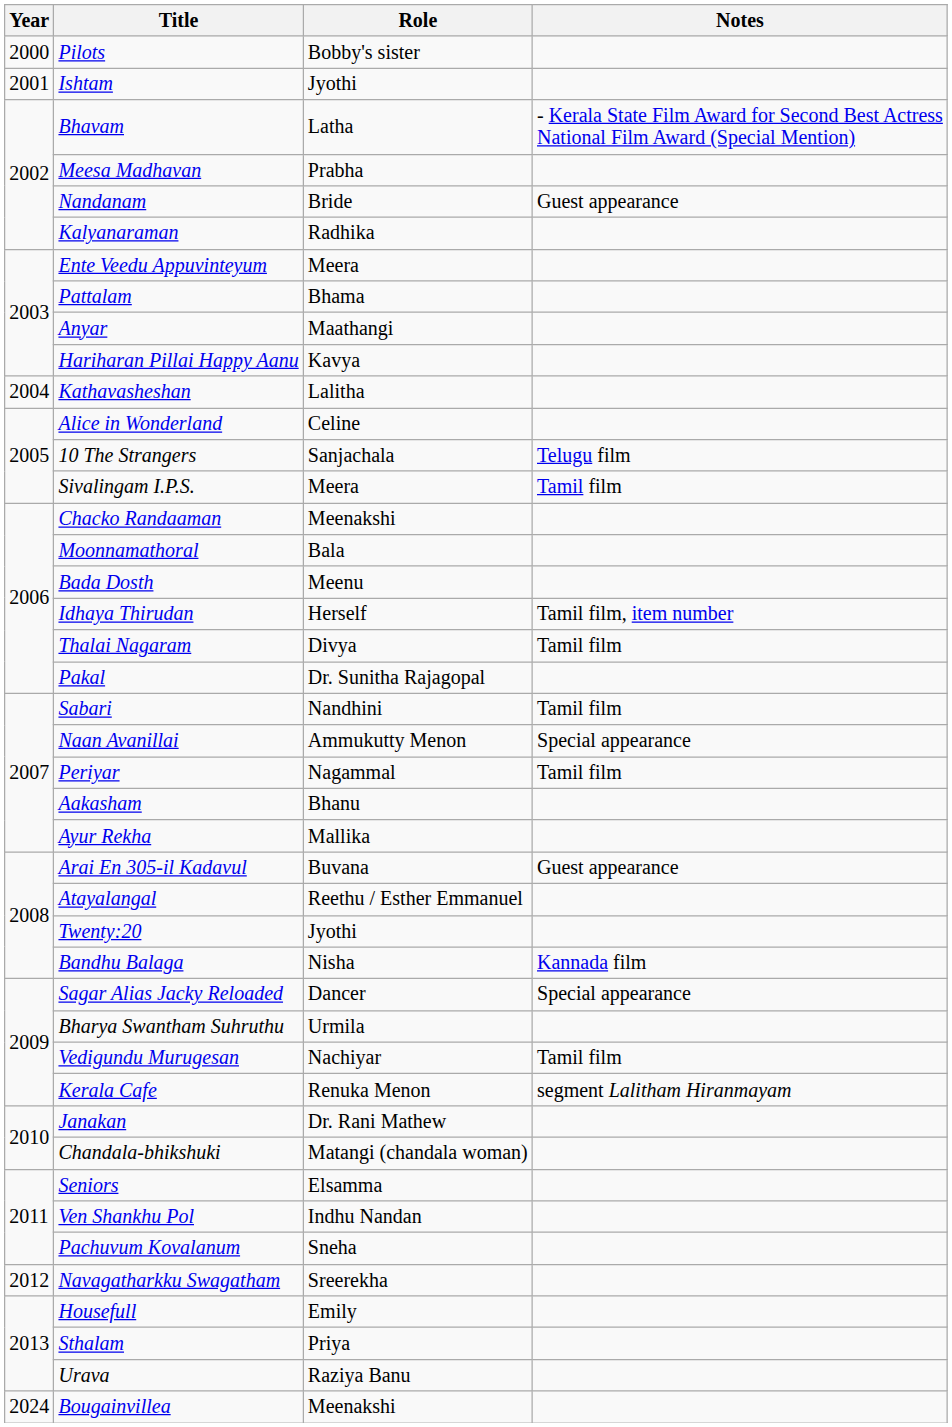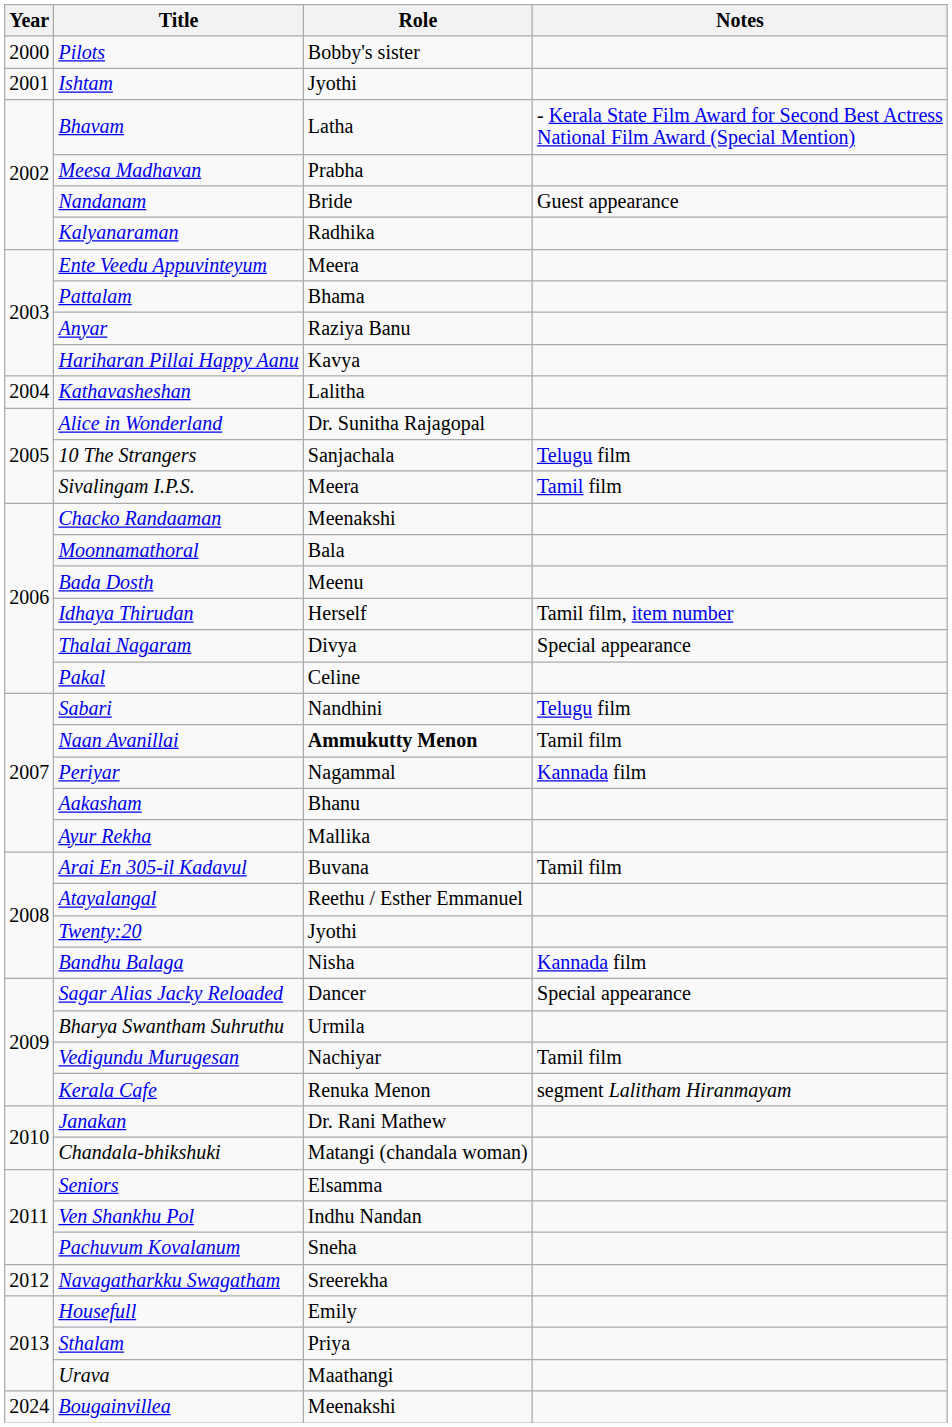(351, 328) Maathangi -> (359, 328) Raziya Banu
(334, 423) Celine -> (396, 423) Dr. Sunitha Rajagopal
(579, 645) Tamil film -> (614, 645) Special appearance
(396, 677) Dr. Sunitha Rajagopal -> (334, 677) Celine
(579, 708) Tamil film -> (584, 708) Telugu film
(387, 740) normal -> (393, 740) bold
(614, 740) Special appearance -> (579, 740) Tamil film
(579, 772) Tamil film -> (592, 772) Kannada film
(608, 867) Guest appearance -> (579, 867) Tamil film
(359, 1375) Raziya Banu -> (351, 1375) Maathangi
